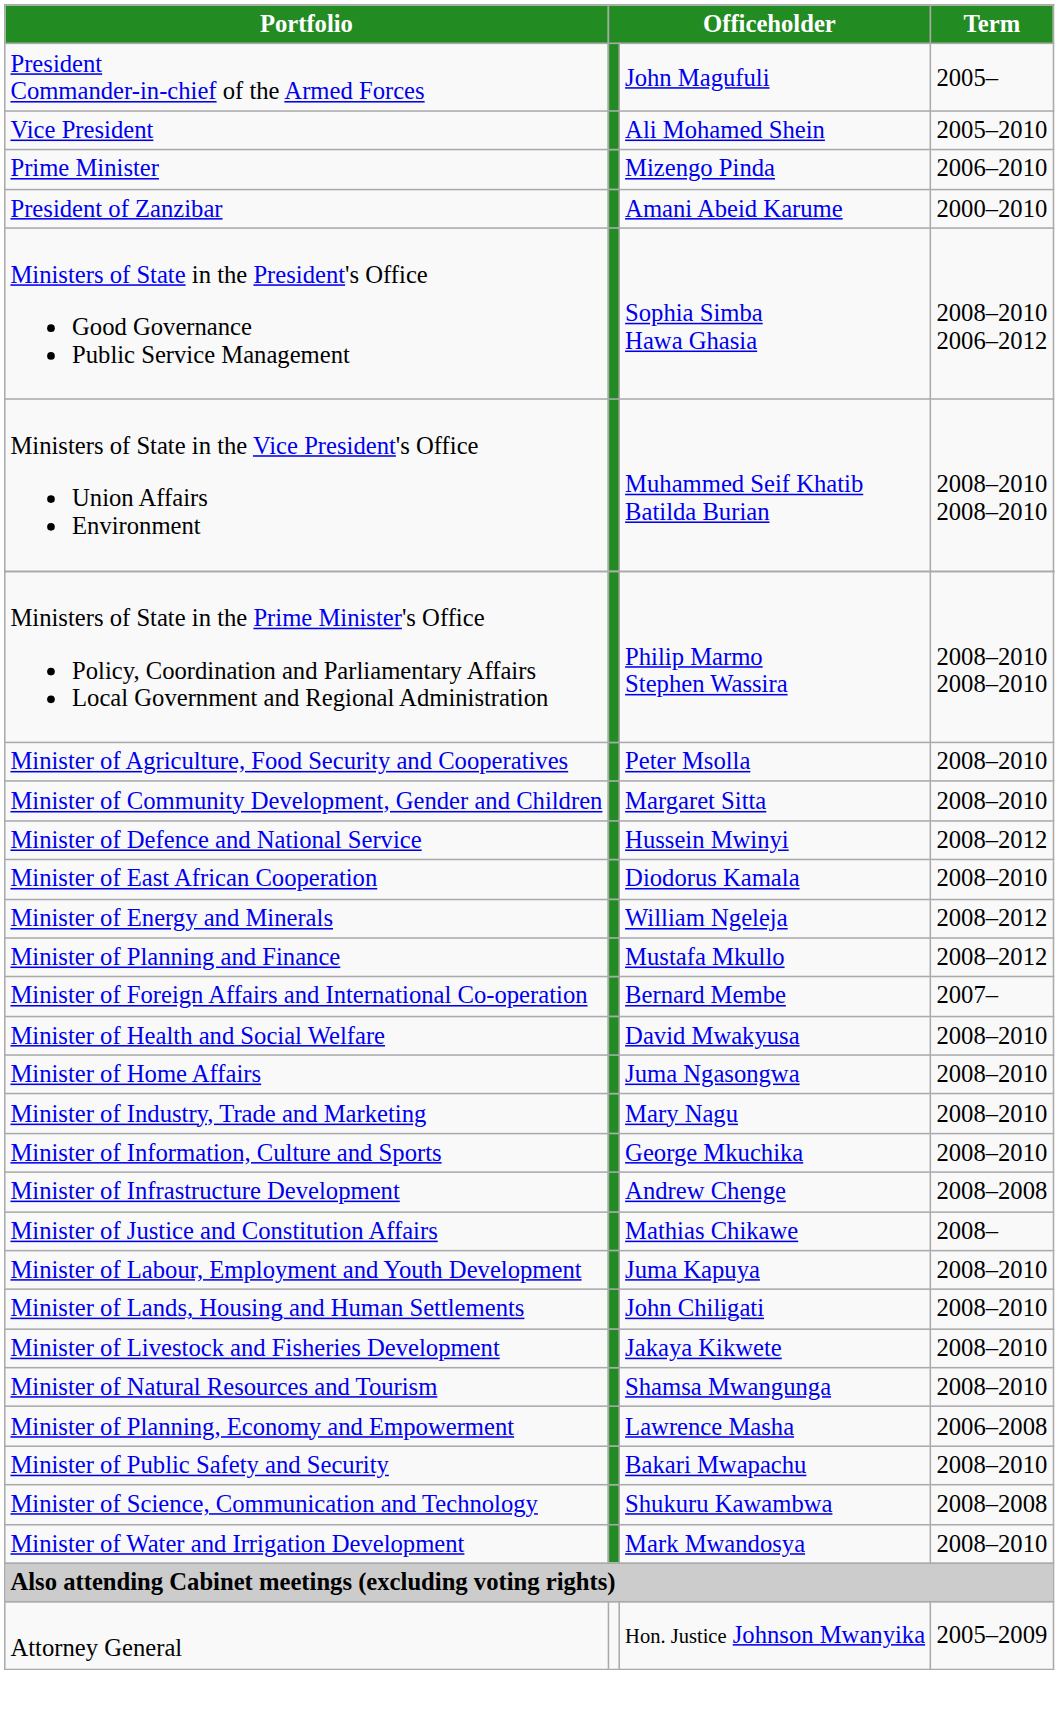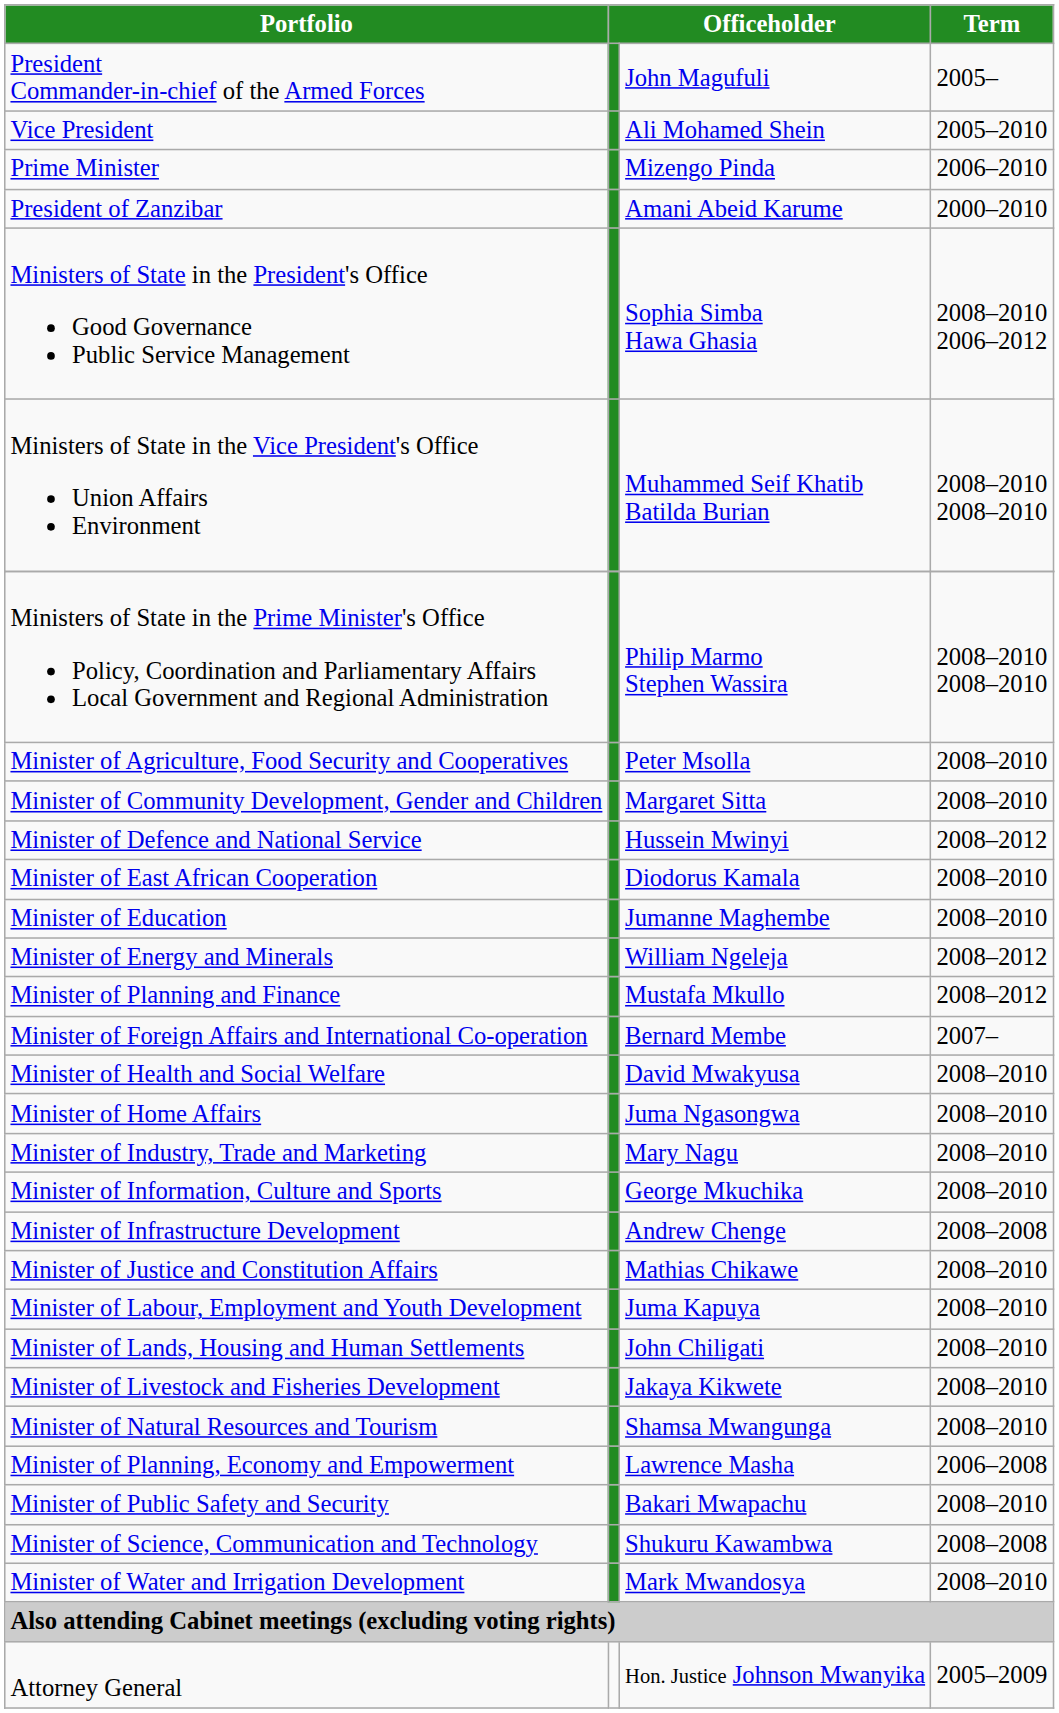+ row: (119, 918)
(967, 1230) 2008– -> (992, 1269) 2008–2010
